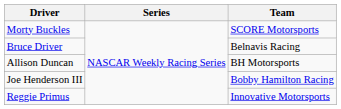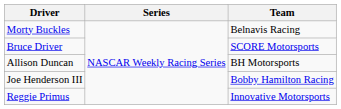(275, 29) SCORE Motorsports -> (265, 29) Belnavis Racing
(265, 46) Belnavis Racing -> (275, 46) SCORE Motorsports
